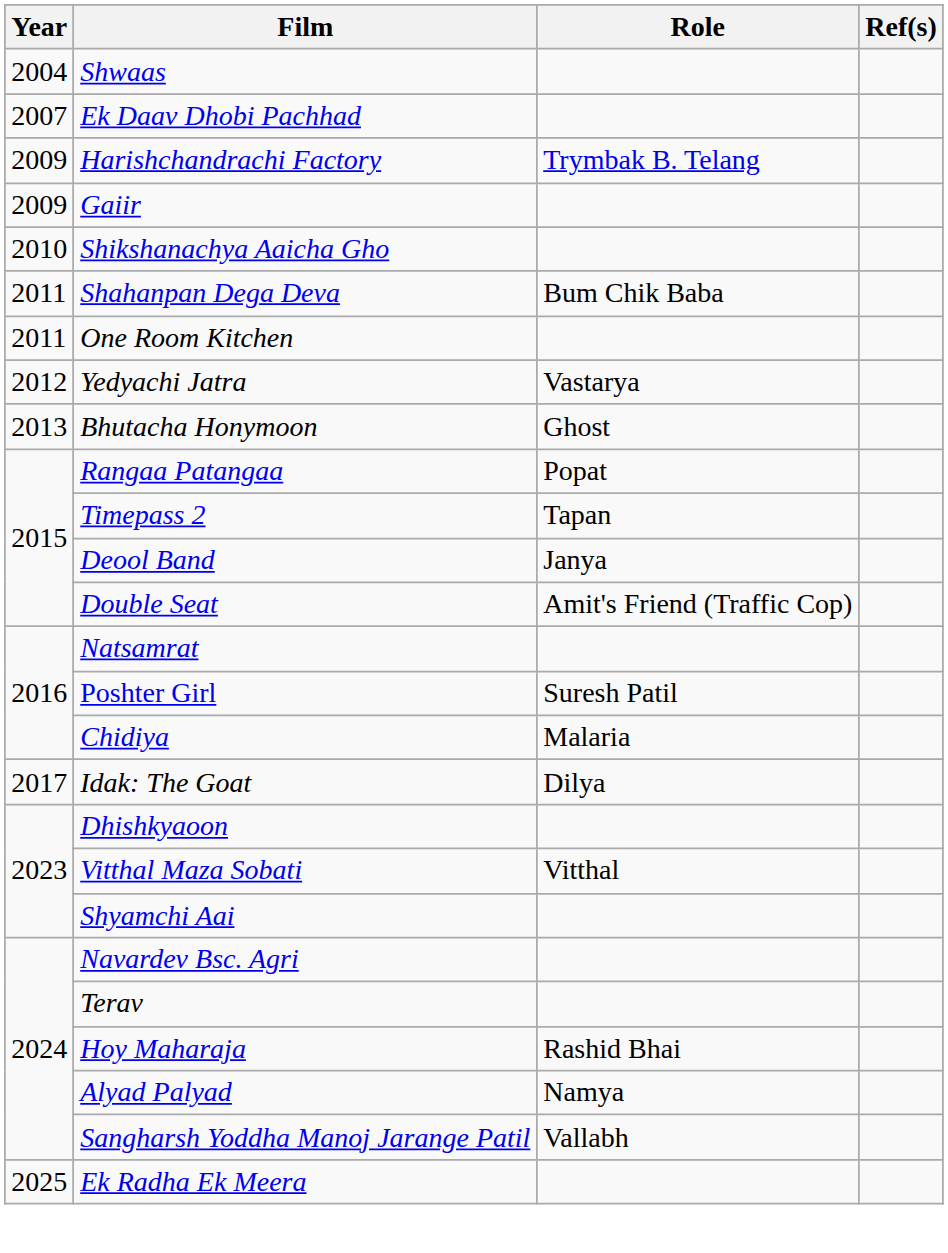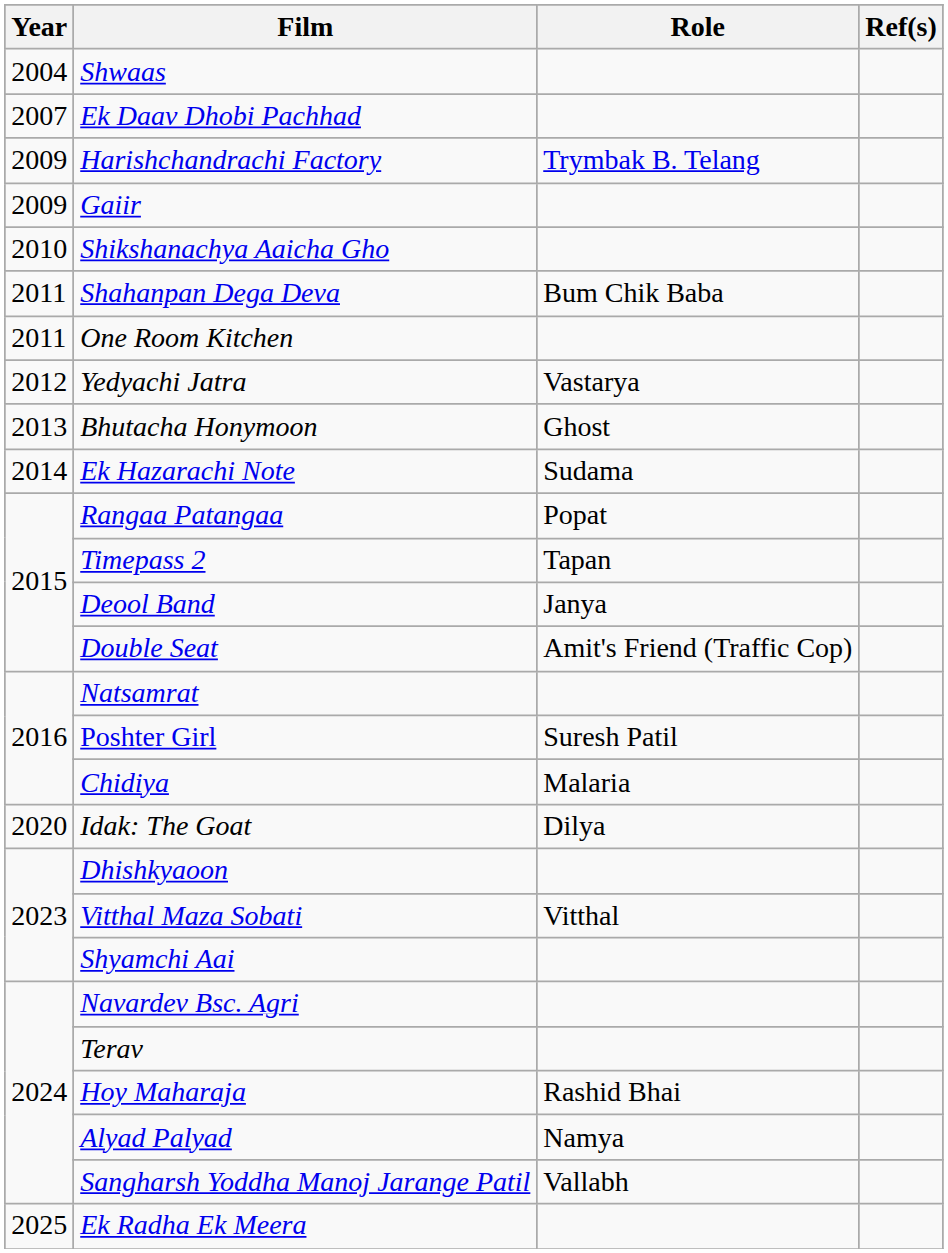+ row: (188, 470)
(39, 781) 2017 -> (39, 826) 2020
